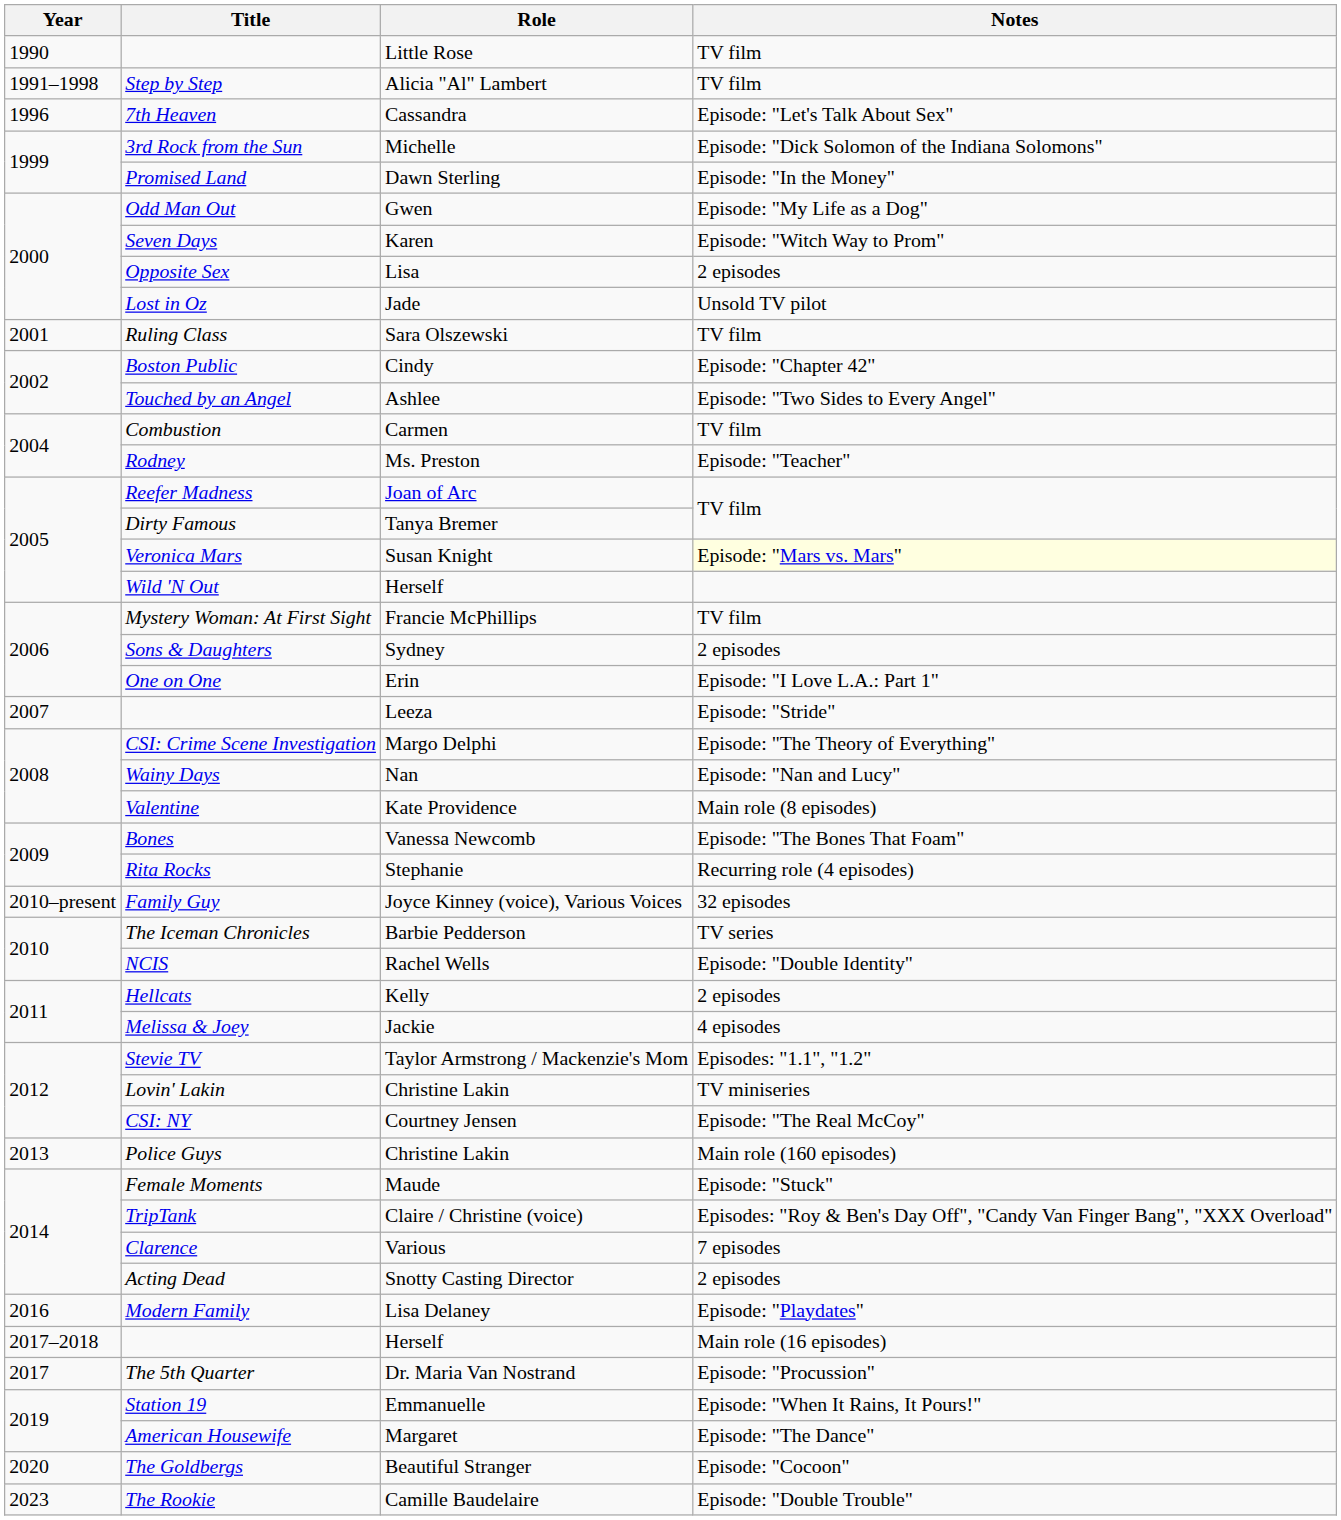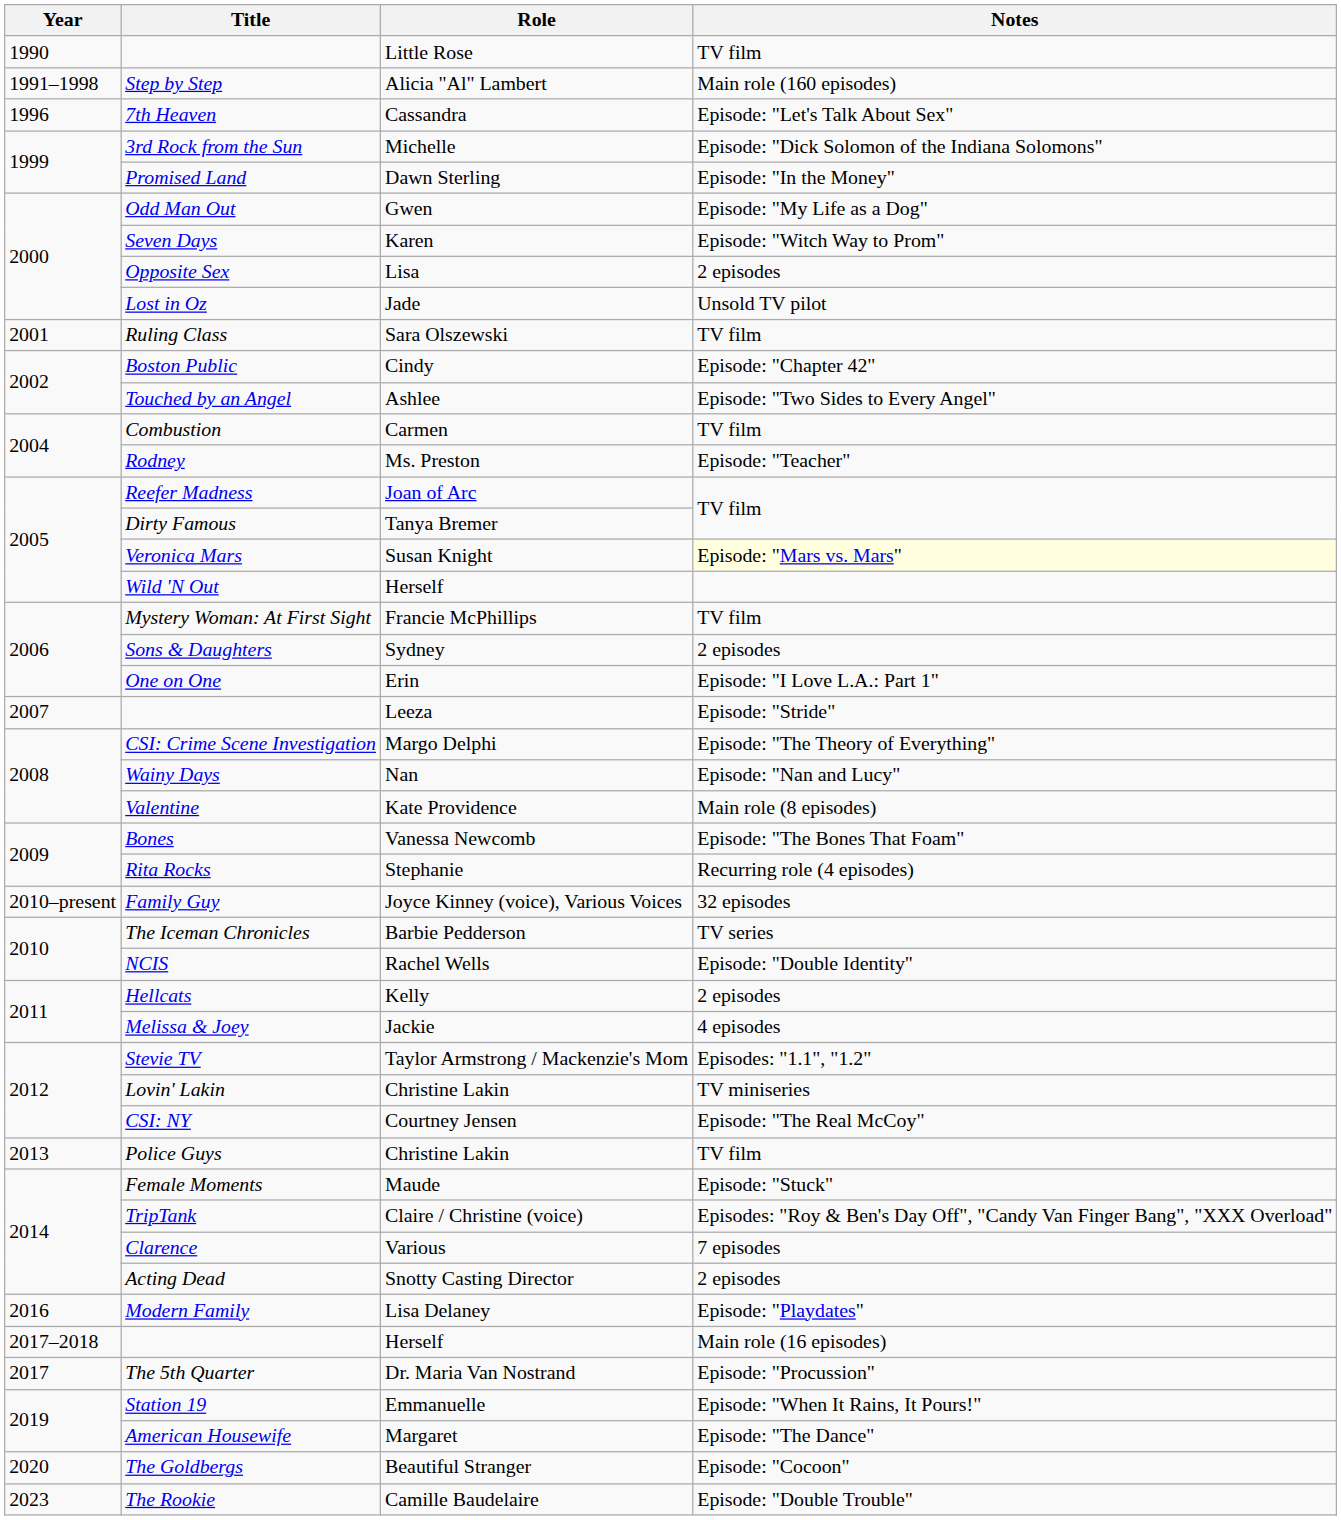(729, 83) TV film -> (797, 83) Main role (160 episodes)
(797, 1152) Main role (160 episodes) -> (729, 1152) TV film
